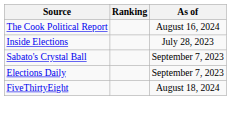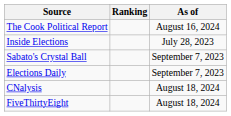+ row: (24, 88)
